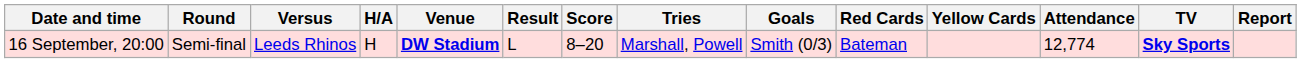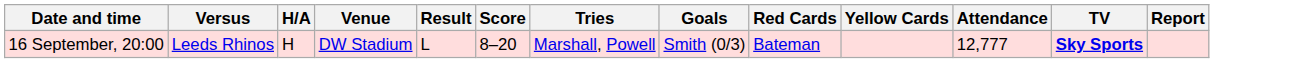- column: (209, 17)
(450, 44) bold -> (366, 44) normal
(1069, 44) 12,774 -> (982, 44) 12,777
